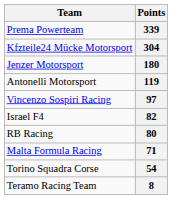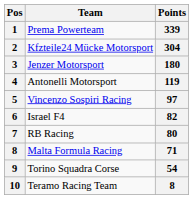+ column: (15, 12)
